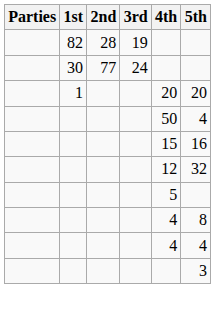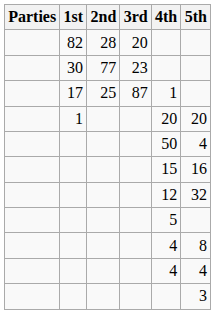(140, 42) 19 -> (140, 42) 20
(140, 67) 24 -> (140, 67) 23
+ row: (75, 93)
